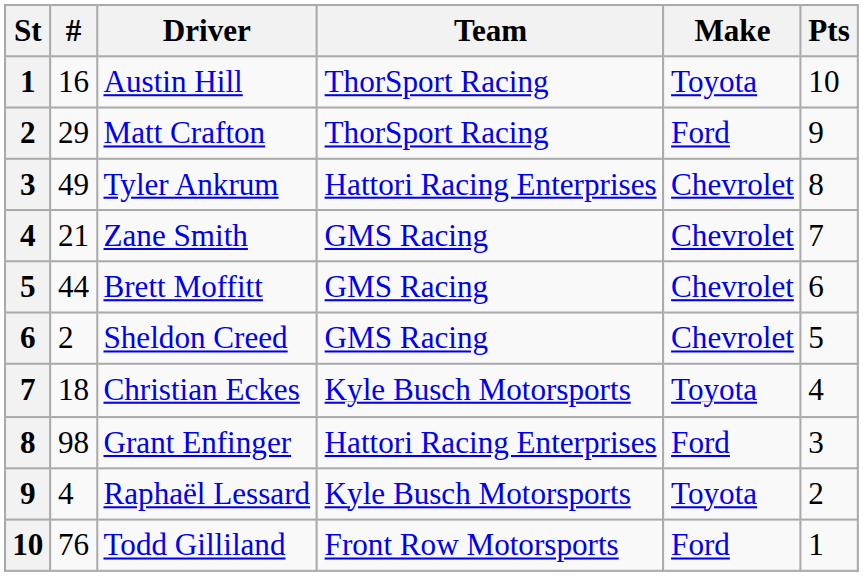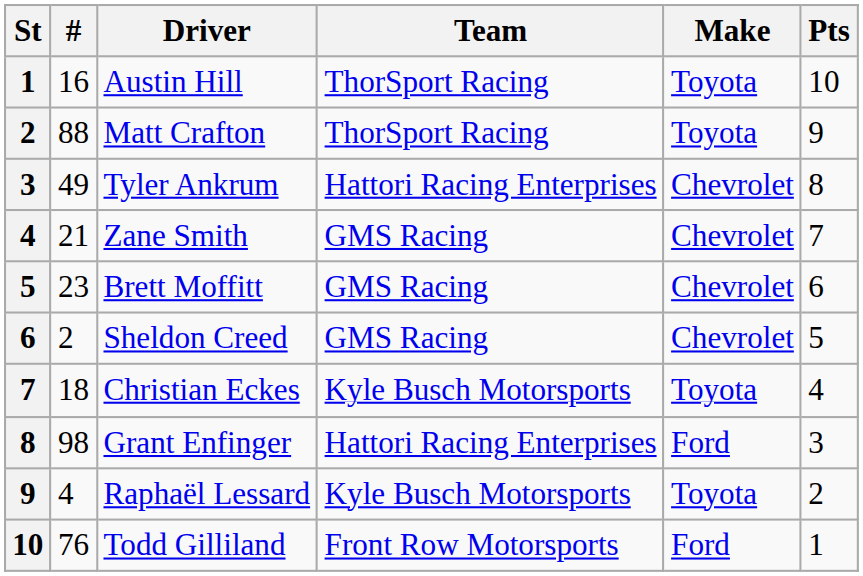(73, 133) 29 -> (73, 133) 88
(701, 133) Ford -> (714, 133) Toyota
(73, 287) 44 -> (73, 287) 23
